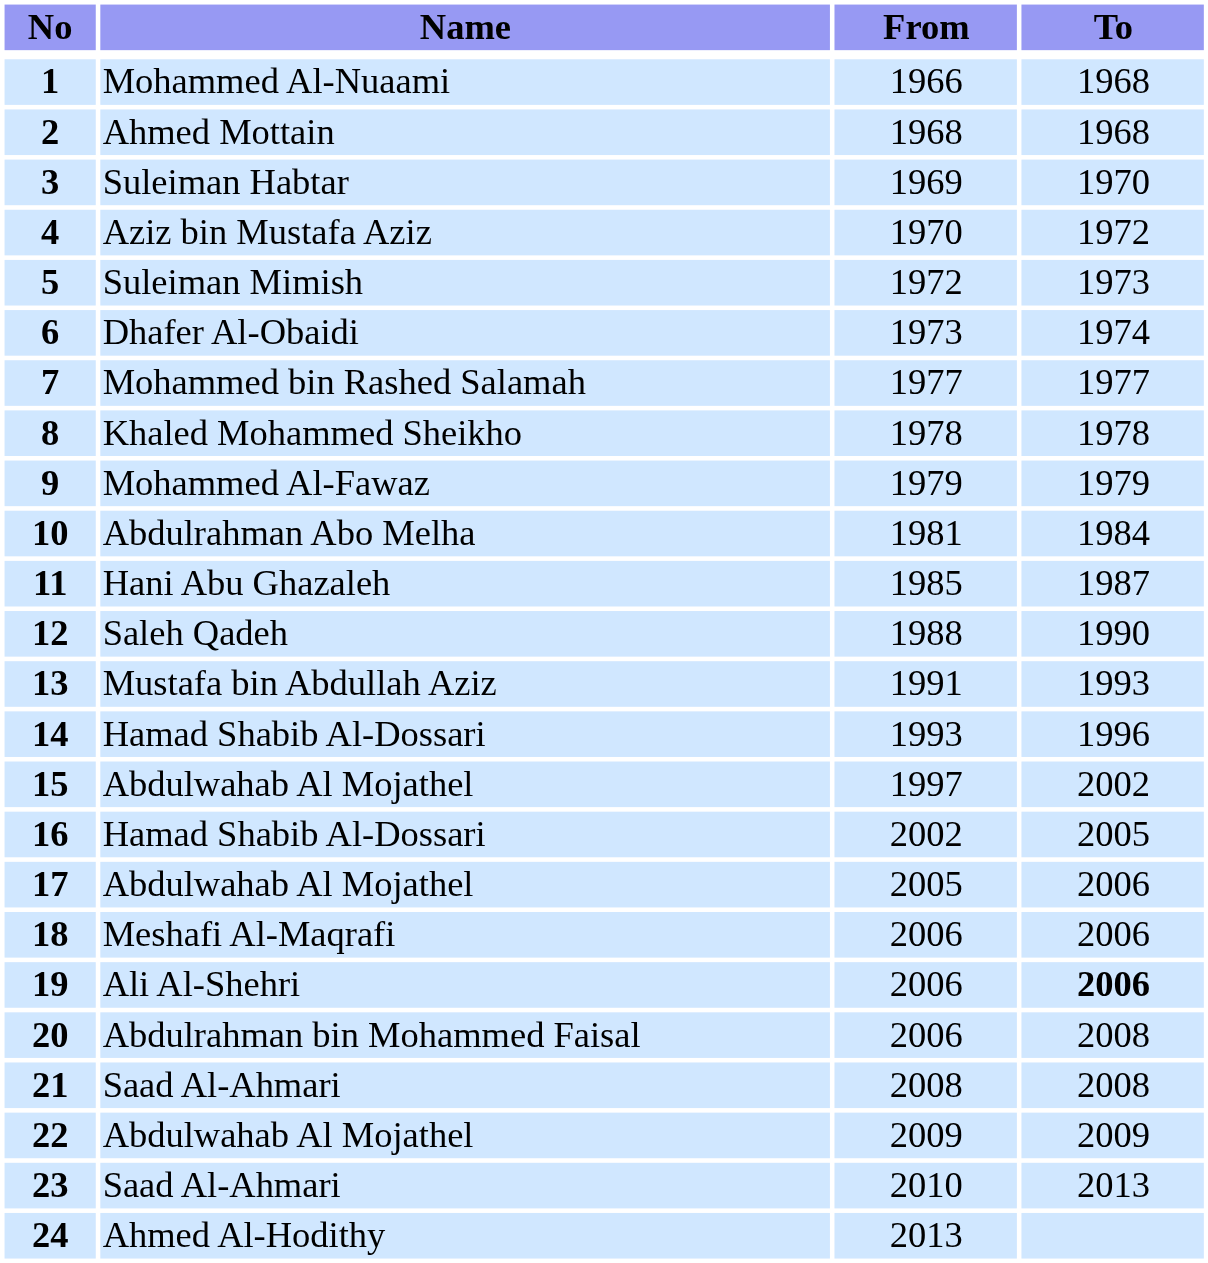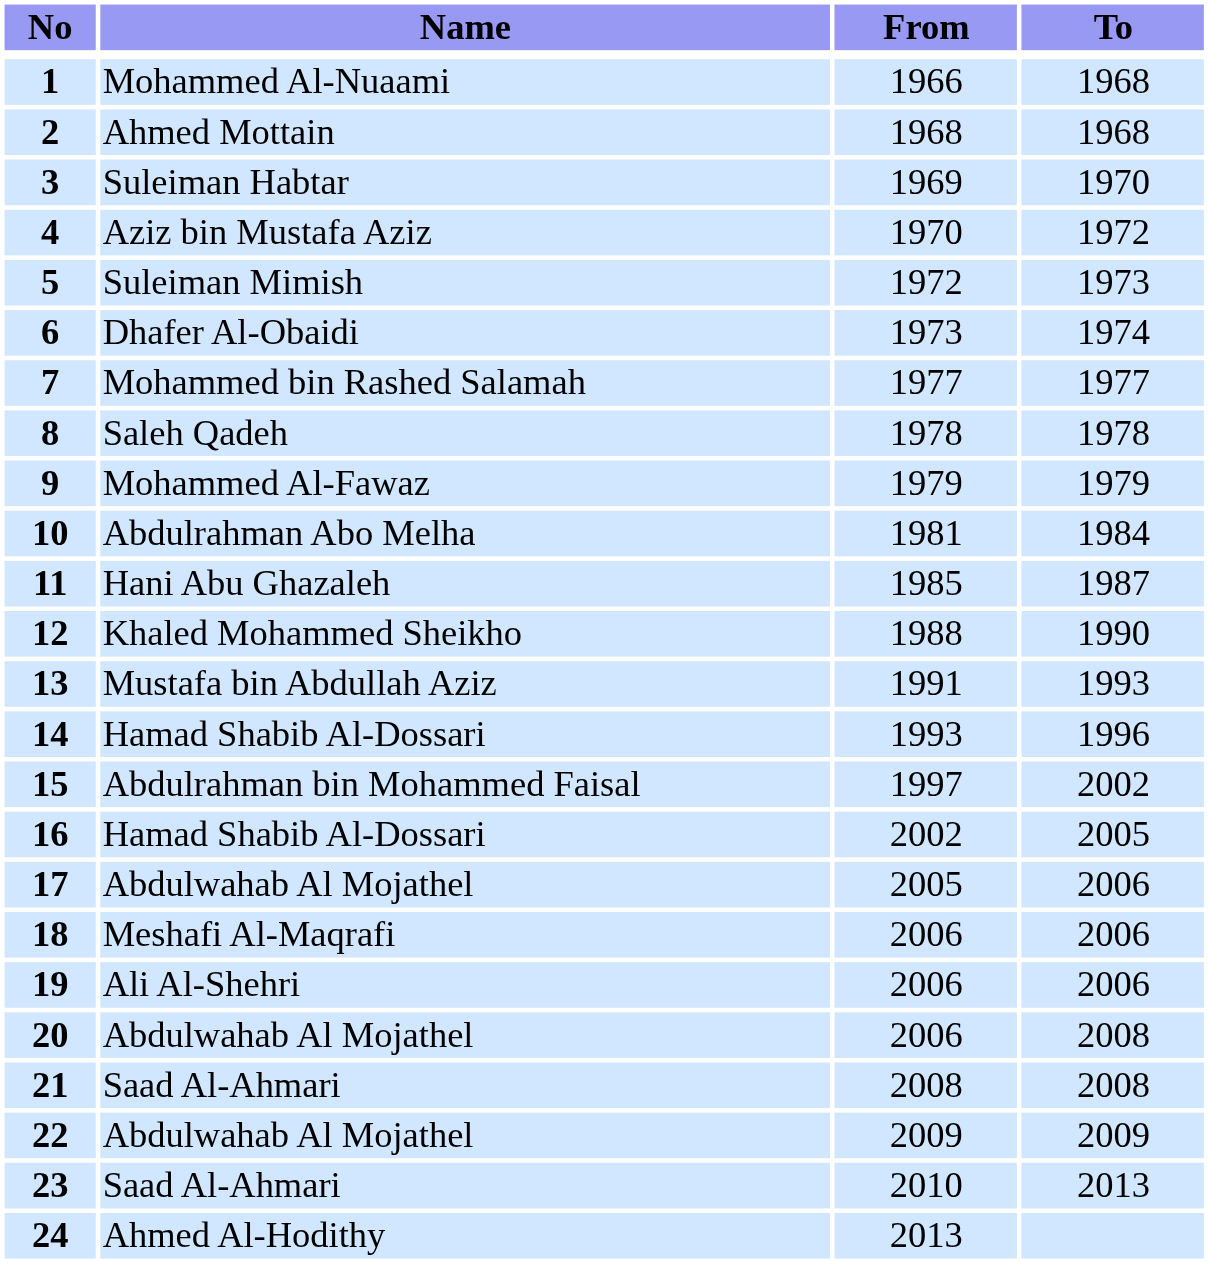(312, 432) Khaled Mohammed Sheikho -> (195, 432) Saleh Qadeh
(195, 633) Saleh Qadeh -> (312, 633) Khaled Mohammed Sheikho
(288, 783) Abdulwahab Al Mojathel -> (372, 783) Abdulrahman bin Mohammed Faisal
(1113, 984) bold -> (1113, 984) normal
(372, 1034) Abdulrahman bin Mohammed Faisal -> (288, 1034) Abdulwahab Al Mojathel
